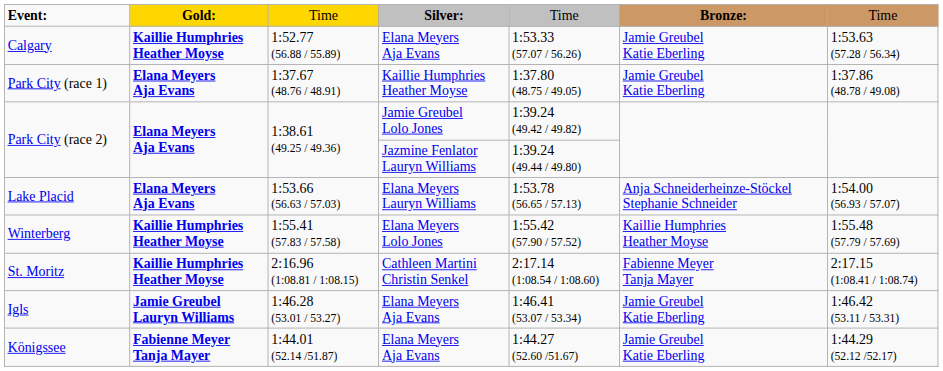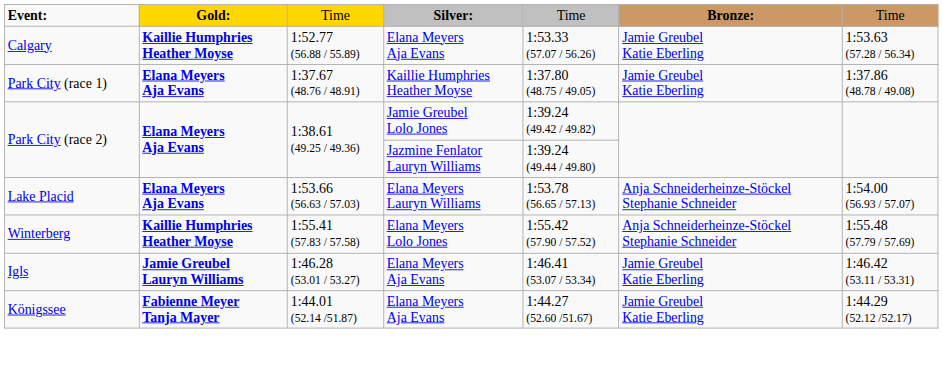(674, 234) Kaillie Humphries Heather Moyse -> (707, 234) Anja Schneiderheinze-Stöckel Stephanie Schneider
- row: (36, 271)
